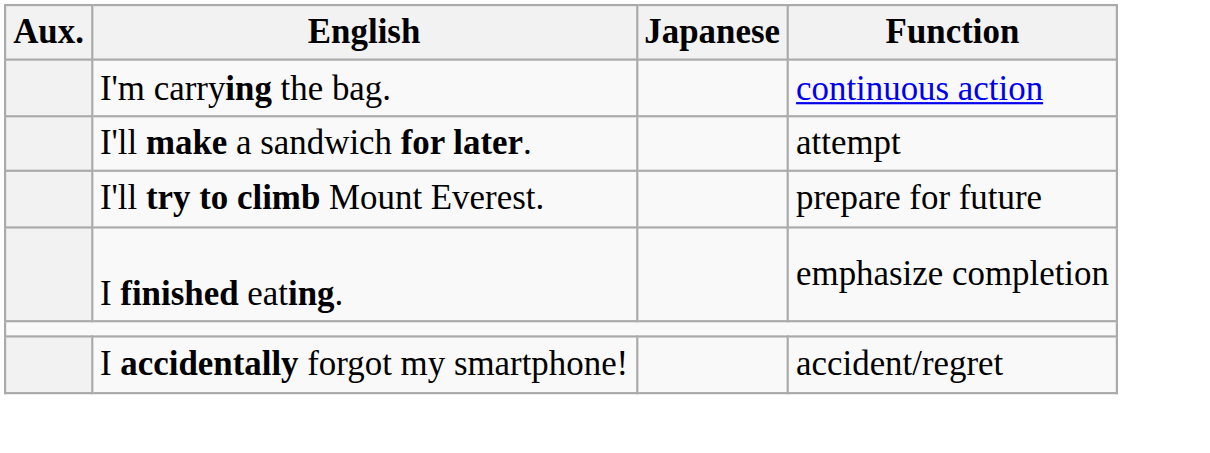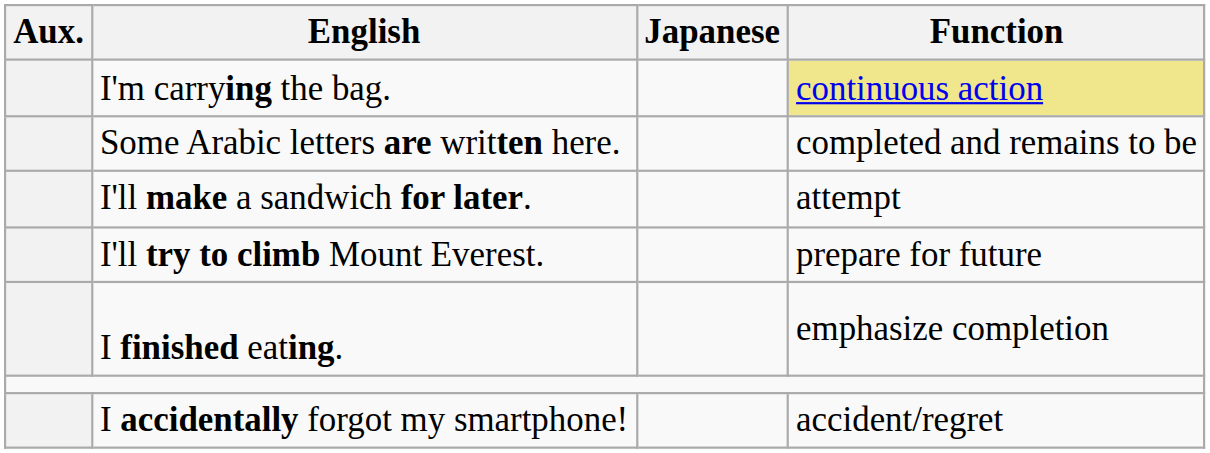(920, 87) no background -> (920, 87) khaki background
+ row: (360, 142)
